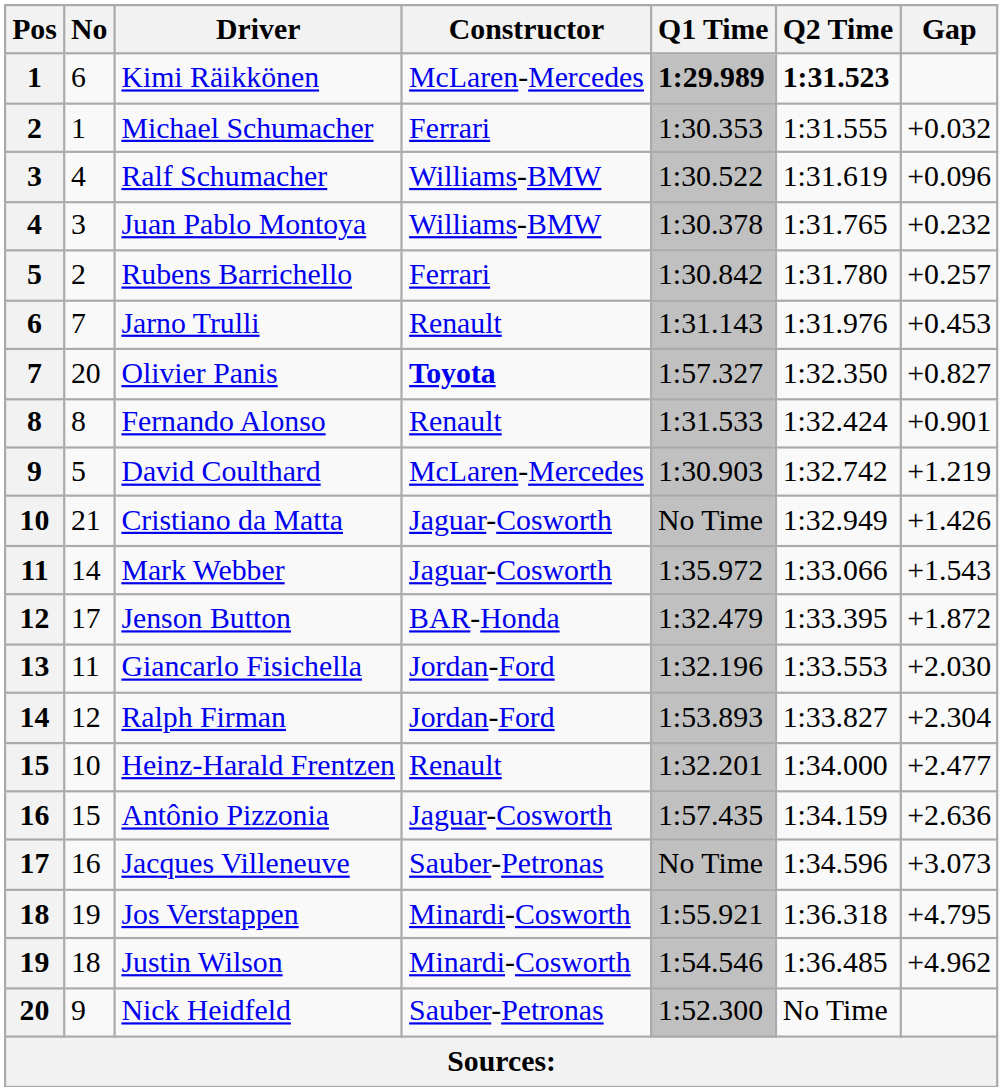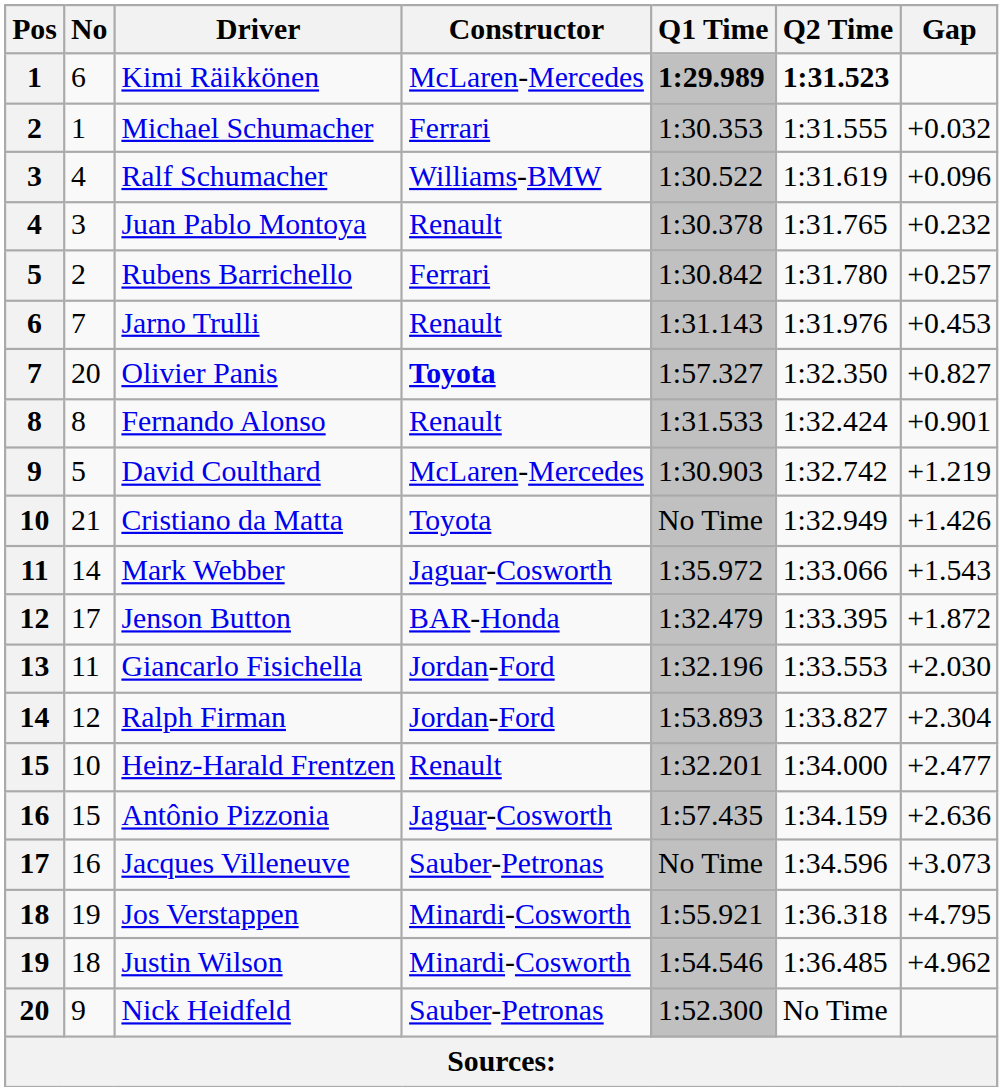(505, 225) Williams-BMW -> (455, 225) Renault
(511, 520) Jaguar-Cosworth -> (450, 520) Toyota
